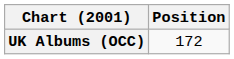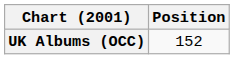(189, 42) 172 -> (189, 42) 152
